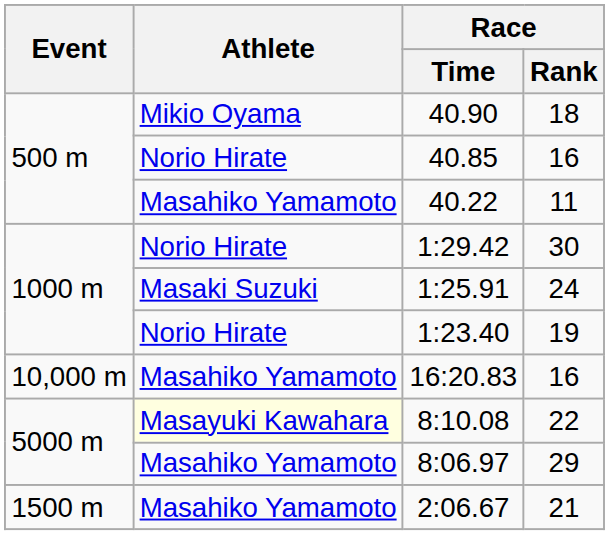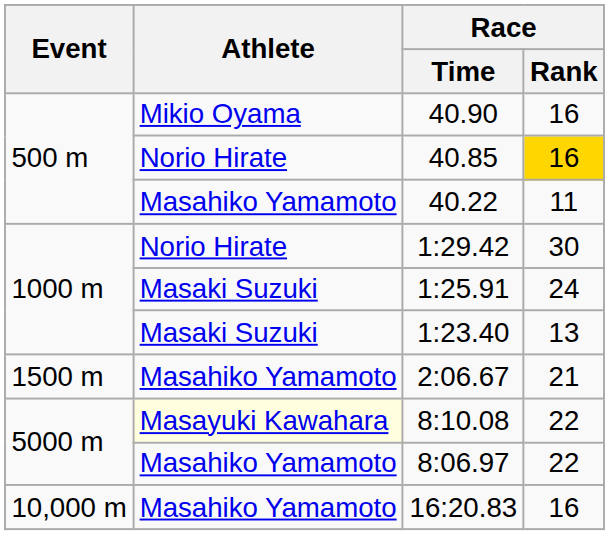(564, 115) 18 -> (564, 115) 16
(564, 158) no background -> (564, 158) gold background
(213, 333) Norio Hirate -> (229, 333) Masaki Suzuki
(564, 333) 19 -> (564, 333) 13
rows swapped: (463, 508) <-> (463, 377)
(564, 464) 29 -> (564, 464) 22
